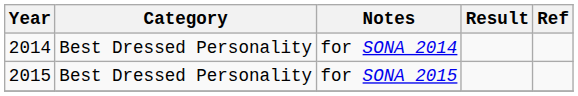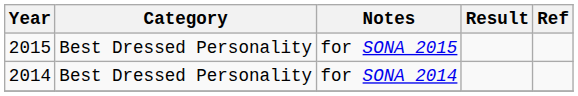rows swapped: (389, 48) <-> (389, 76)
